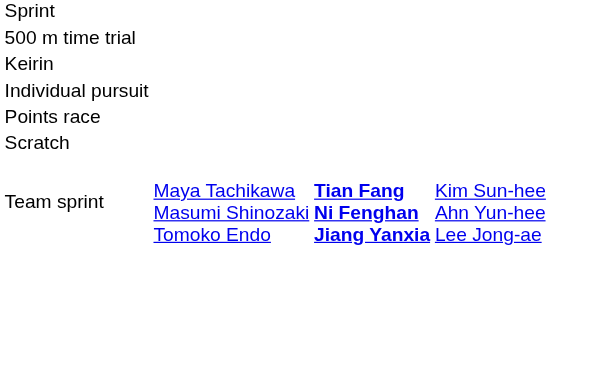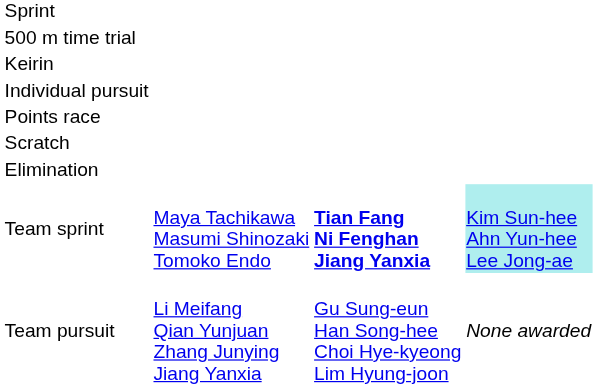+ row: (52, 169)
(490, 212) no background -> (522, 239) paleturquoise background
+ row: (60, 330)
